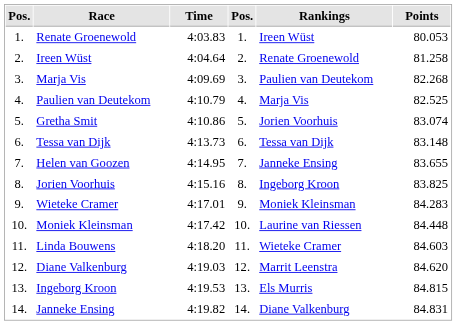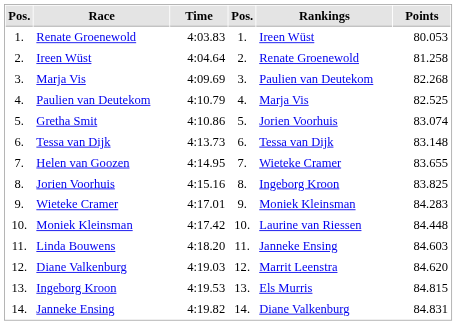(298, 162) Janneke Ensing -> (300, 162) Wieteke Cramer
(300, 246) Wieteke Cramer -> (298, 246) Janneke Ensing
